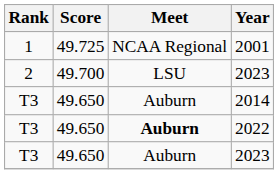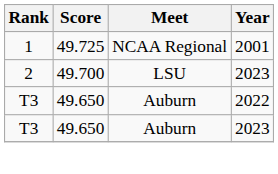- row: (29, 100)
(170, 127) bold -> (170, 100) normal
